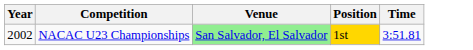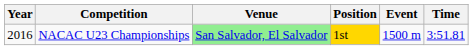+ column: (402, 14)
(20, 34) 2002 -> (20, 34) 2016
